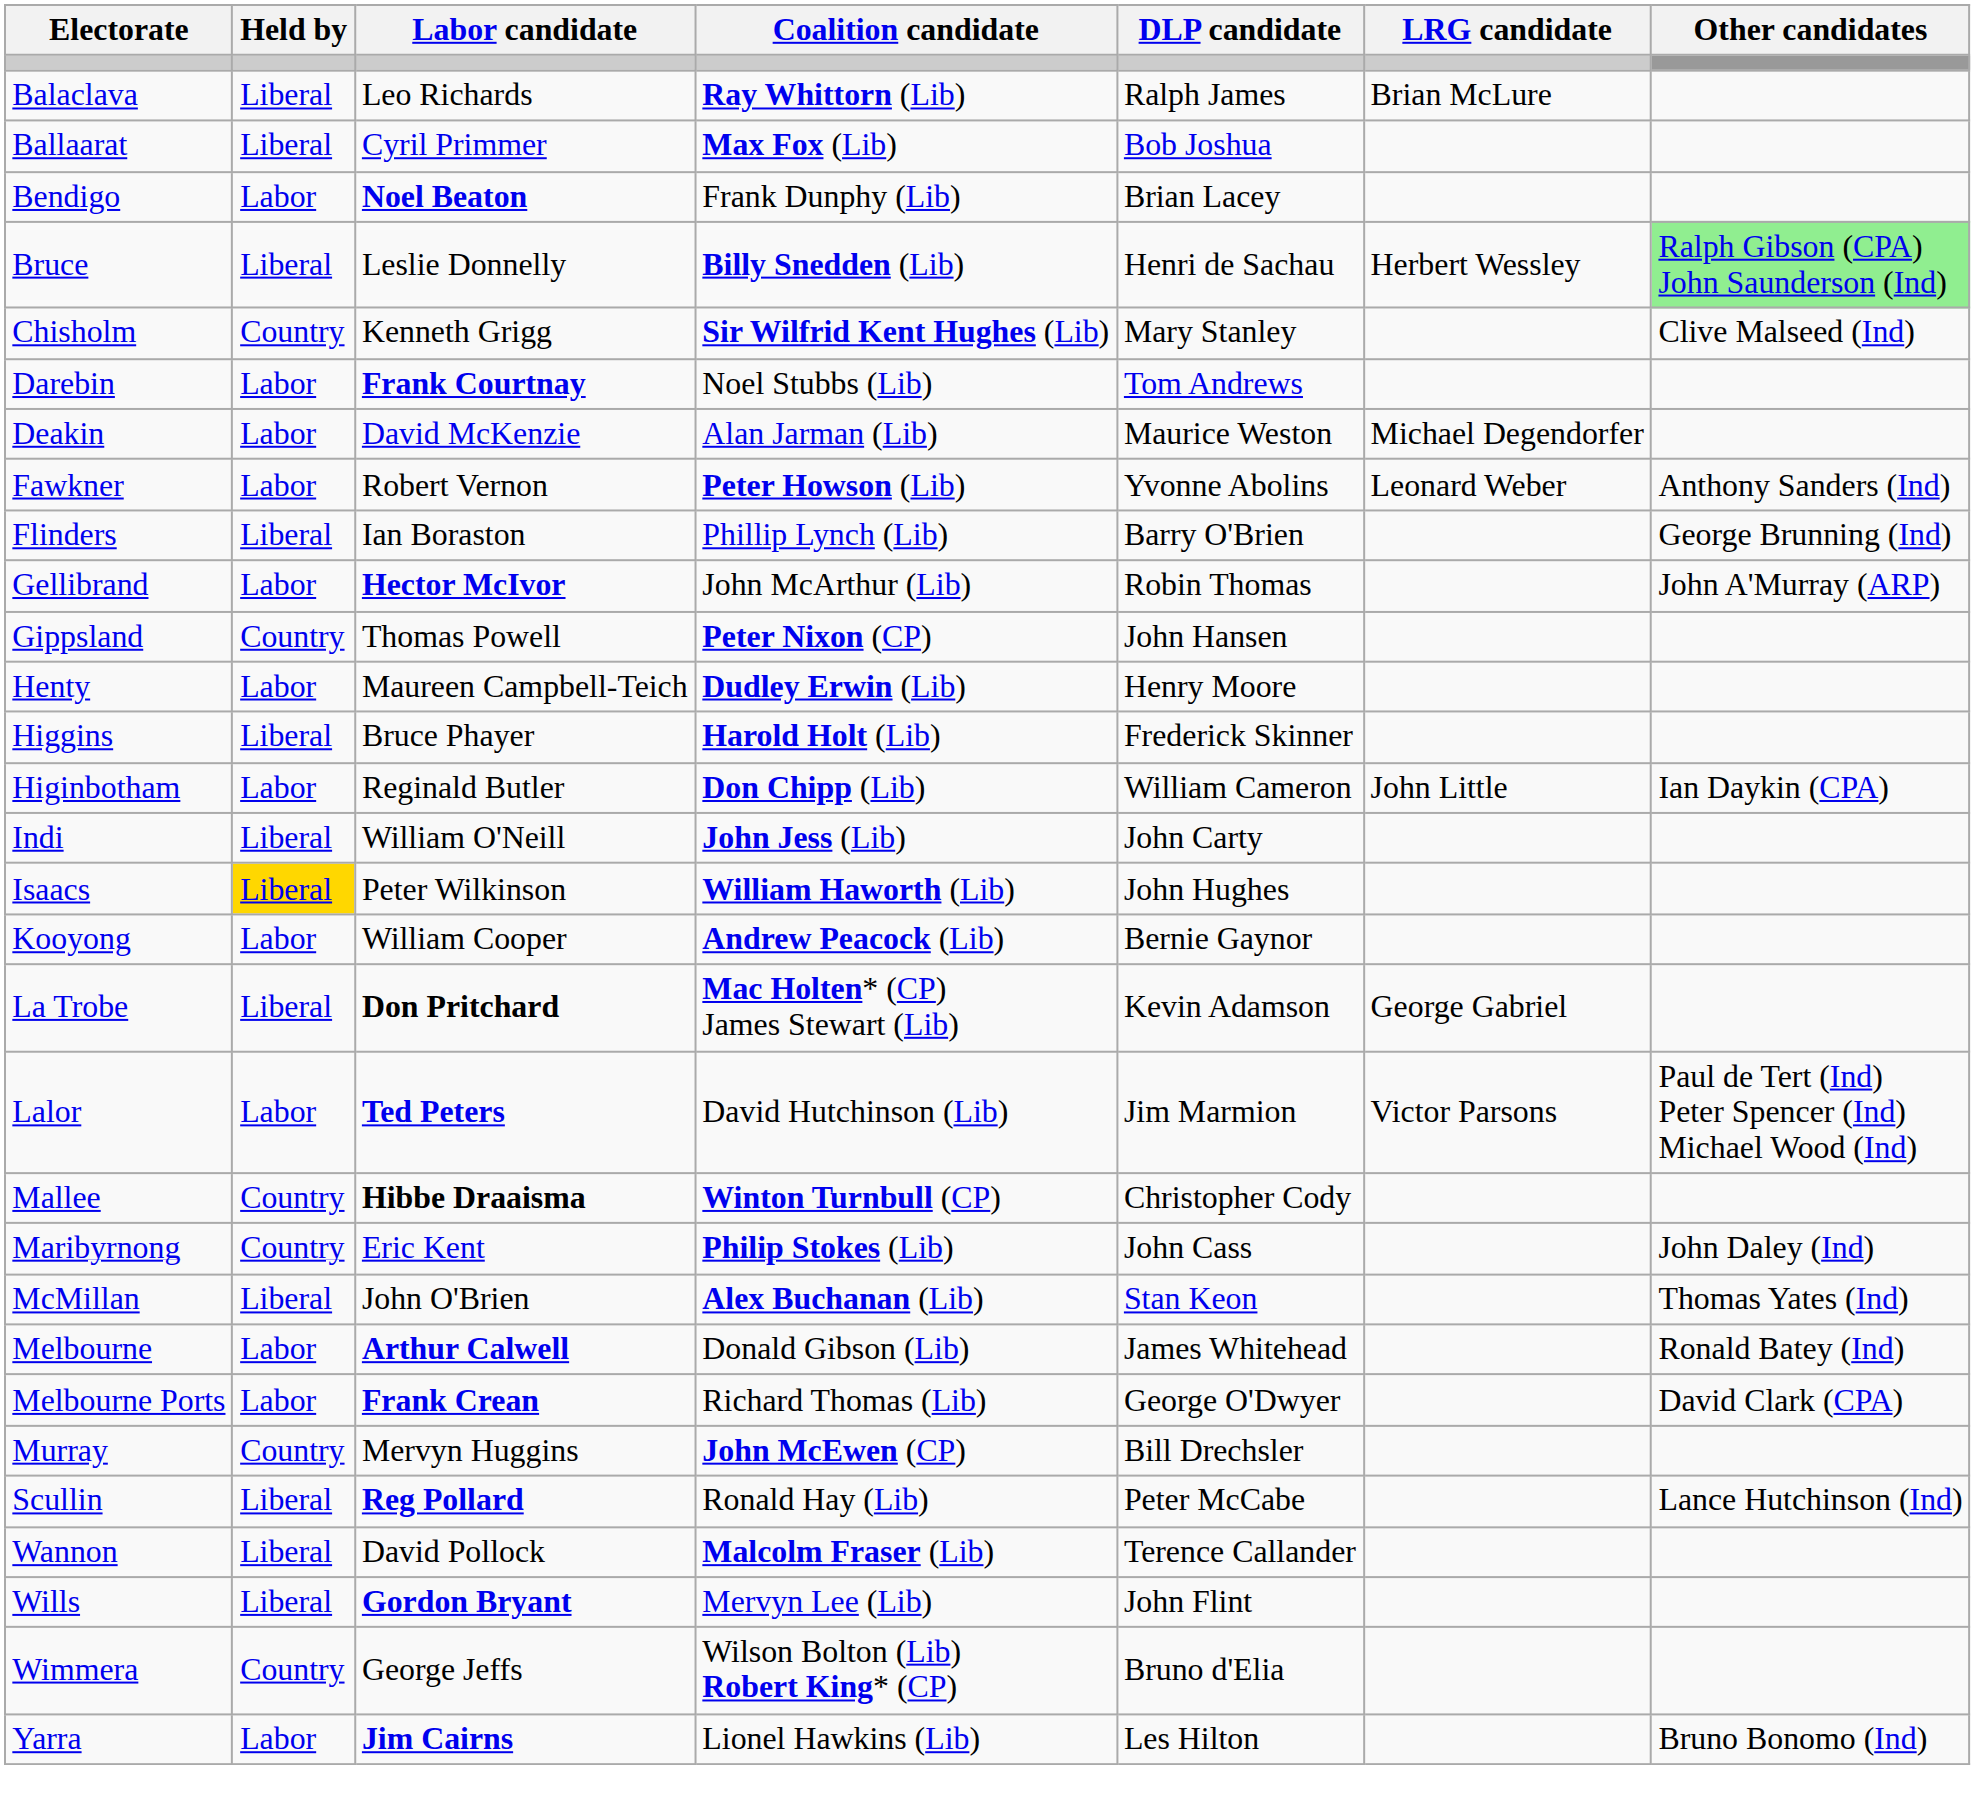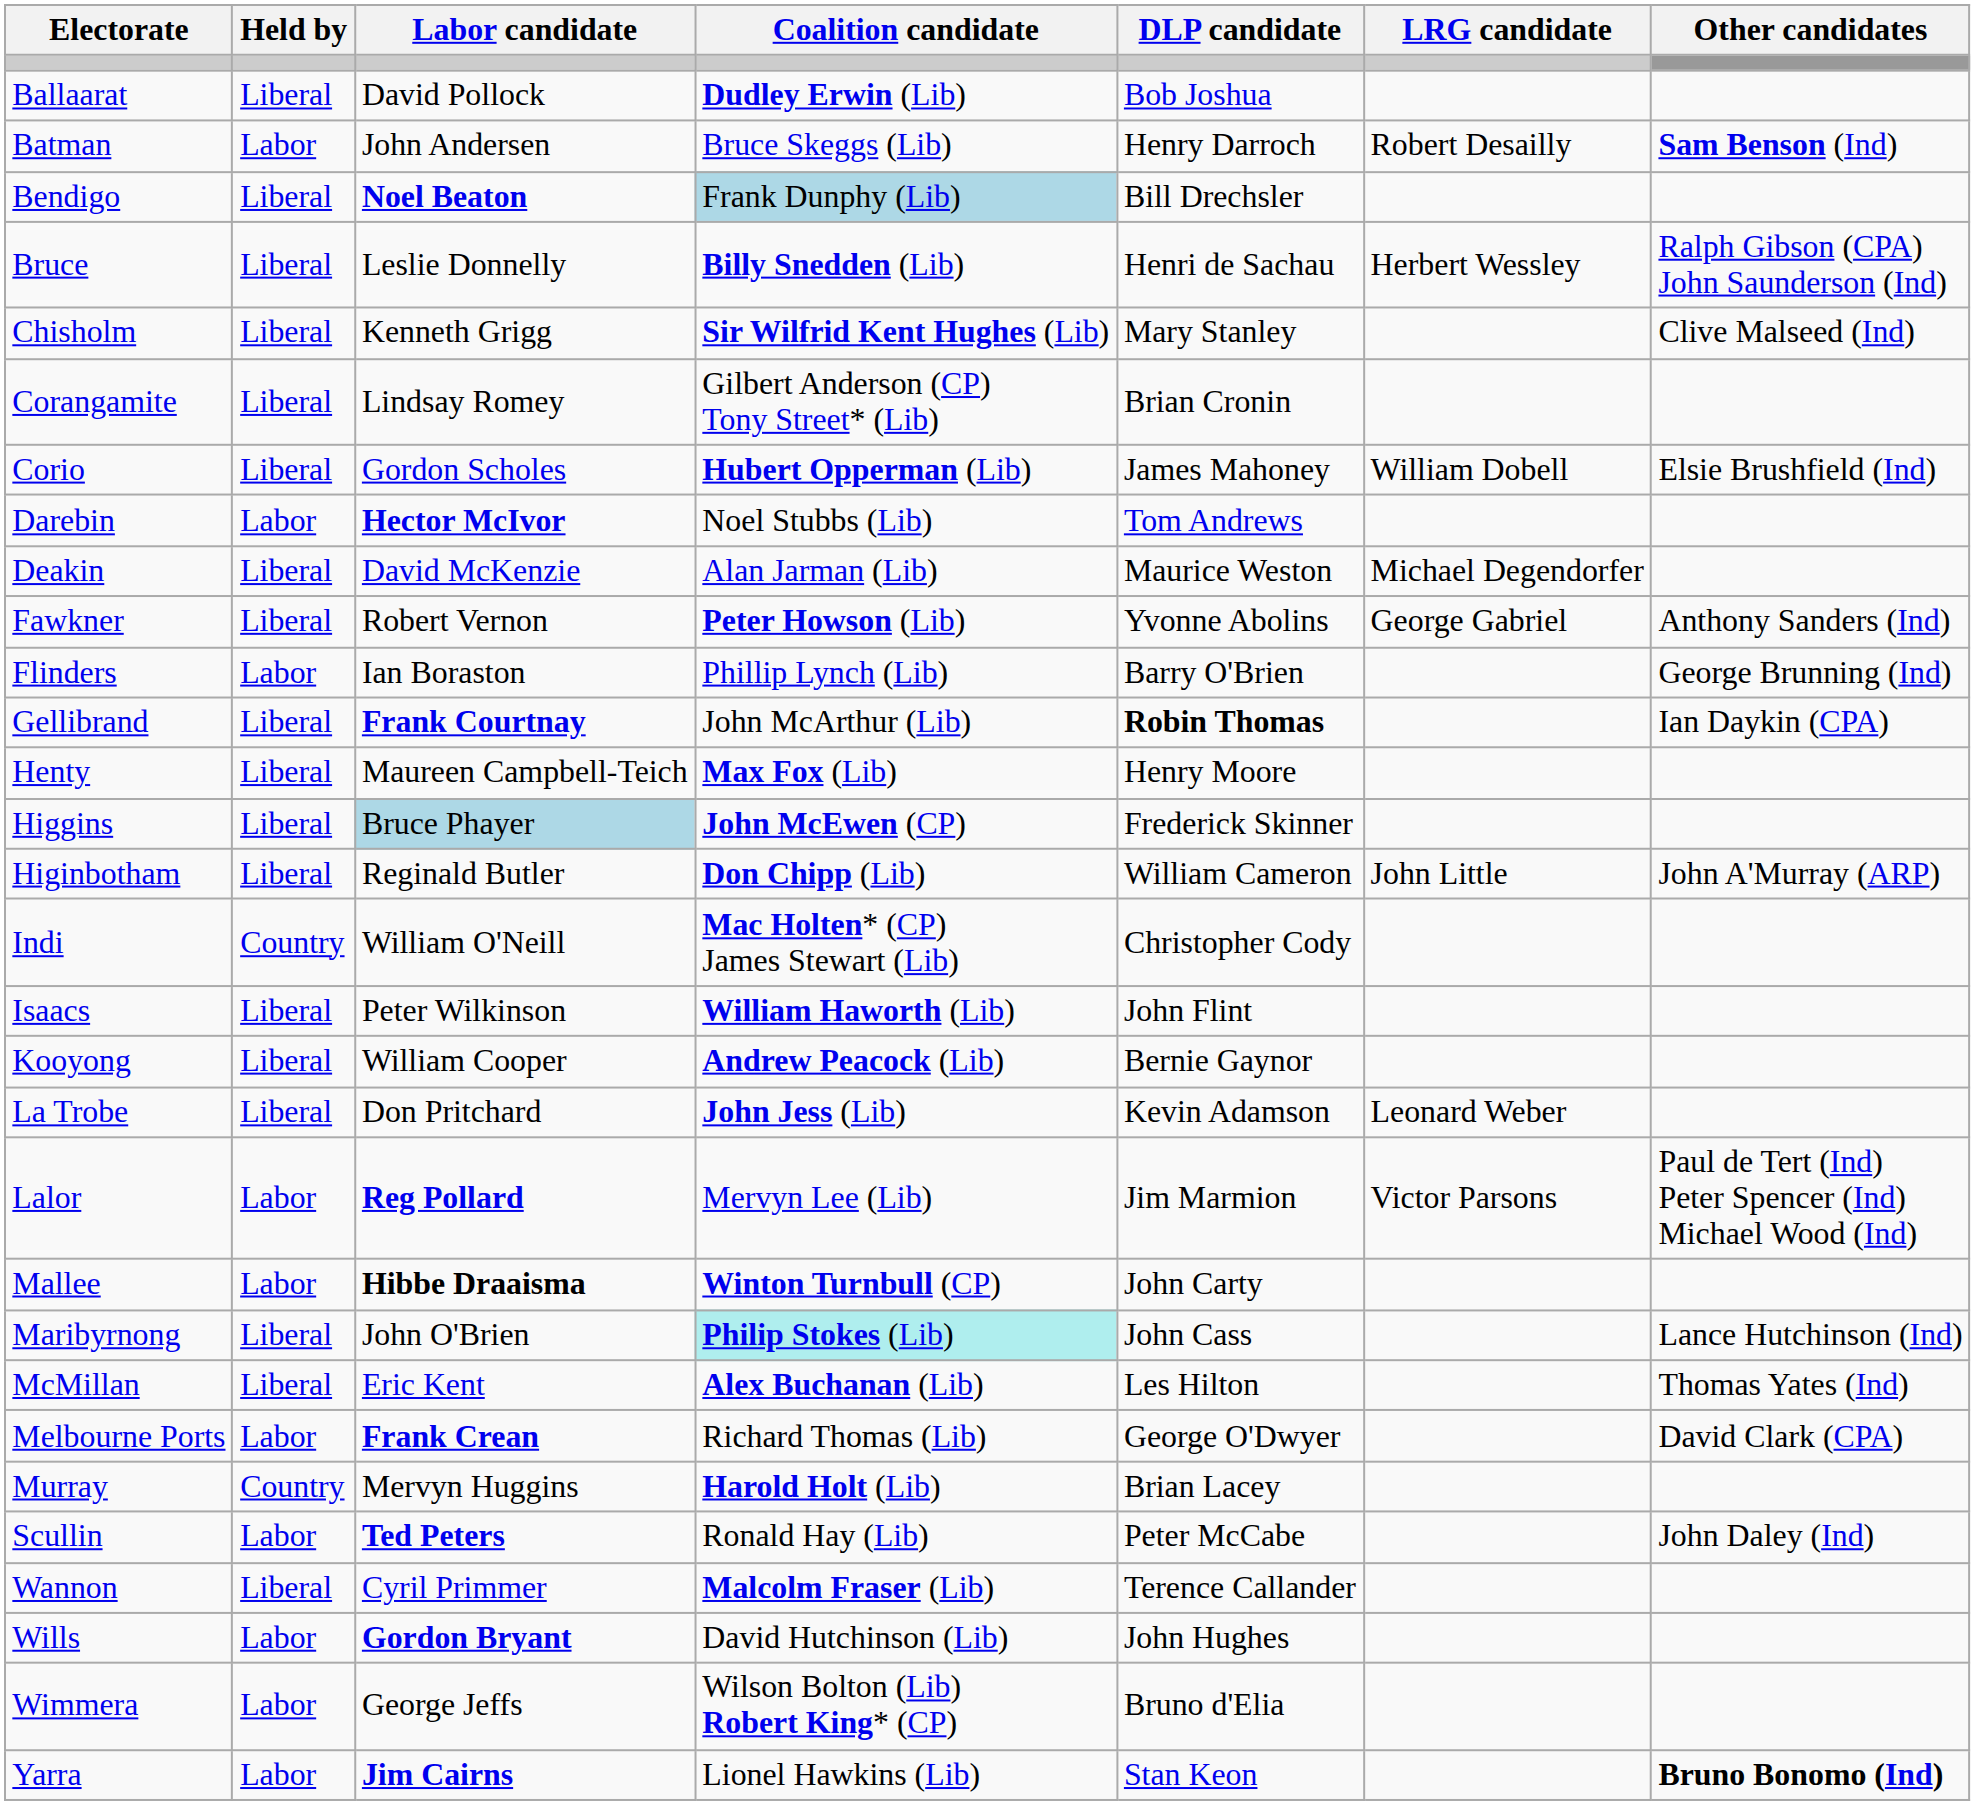- row: (75, 94)
(454, 145) Cyril Primmer -> (453, 94) David Pollock
(800, 145) Max Fox (Lib) -> (834, 94) Dudley Erwin (Lib)
+ row: (62, 145)
(278, 195) Labor -> (286, 195) Liberal
(831, 195) no background -> (831, 195) lightblue background
(1202, 195) Brian Lacey -> (1214, 195) Bill Drechsler
(1803, 264) lightgreen background -> (1803, 264) no background
(292, 332) Country -> (286, 332) Liberal
+ row: (95, 401)
+ row: (49, 469)
(474, 383) Frank Courtnay -> (464, 520) Hector McIvor
(278, 433) Labor -> (286, 570) Liberal
(278, 484) Labor -> (286, 621) Liberal
(1468, 484) Leonard Weber -> (1469, 621) George Gabriel
(286, 534) Liberal -> (278, 671) Labor
(278, 585) Labor -> (286, 722) Liberal
(464, 585) Hector McIvor -> (474, 722) Frank Courtnay
(1218, 585) normal -> (1224, 722) bold
(1799, 585) John A'Murray (ARP) -> (1774, 722) Ian Daykin (CPA)
- row: (78, 635)
(278, 686) Labor -> (286, 772) Liberal
(834, 686) Dudley Erwin (Lib) -> (800, 772) Max Fox (Lib)
(448, 736) no background -> (448, 823) lightblue background
(821, 736) Harold Holt (Lib) -> (834, 823) John McEwen (CP)
(278, 787) Labor -> (286, 873) Liberal
(1774, 787) Ian Daykin (CPA) -> (1799, 873) John A'Murray (ARP)
(286, 837) Liberal -> (292, 941) Country
(804, 837) John Jess (Lib) -> (831, 941) Mac Holten* (CP) James Stewart (Lib)
(1193, 837) John Carty -> (1238, 941) Christopher Cody
(286, 888) gold background -> (286, 1010) no background
(1207, 888) John Hughes -> (1188, 1010) John Flint
(278, 938) Labor -> (286, 1060) Liberal
(461, 1007) bold -> (452, 1111) normal
(831, 1007) Mac Holten* (CP) James Stewart (Lib) -> (804, 1111) John Jess (Lib)
(1469, 1007) George Gabriel -> (1468, 1111) Leonard Weber
(433, 1111) Ted Peters -> (443, 1197) Reg Pollard
(855, 1111) David Hutchinson (Lib) -> (817, 1197) Mervyn Lee (Lib)
(292, 1197) Country -> (278, 1283) Labor
(1238, 1197) Christopher Cody -> (1193, 1283) John Carty
(292, 1248) Country -> (286, 1334) Liberal
(423, 1248) Eric Kent -> (446, 1334) John O'Brien
(828, 1248) no background -> (828, 1334) paleturquoise background
(1766, 1248) John Daley (Ind) -> (1811, 1334) Lance Hutchinson (Ind)
(446, 1298) John O'Brien -> (423, 1384) Eric Kent
(1191, 1298) Stan Keon -> (1192, 1384) Les Hilton
- row: (82, 1349)
(834, 1450) John McEwen (CP) -> (821, 1485) Harold Holt (Lib)
(1214, 1450) Bill Drechsler -> (1202, 1485) Brian Lacey
(286, 1500) Liberal -> (278, 1536) Labor
(443, 1500) Reg Pollard -> (433, 1536) Ted Peters
(1811, 1500) Lance Hutchinson (Ind) -> (1766, 1536) John Daley (Ind)
(453, 1551) David Pollock -> (454, 1586) Cyril Primmer
(286, 1601) Liberal -> (278, 1637) Labor
(817, 1601) Mervyn Lee (Lib) -> (855, 1637) David Hutchinson (Lib)
(1188, 1601) John Flint -> (1207, 1637) John Hughes
(292, 1670) Country -> (278, 1705) Labor
(1192, 1738) Les Hilton -> (1191, 1774) Stan Keon
(1793, 1738) normal -> (1801, 1774) bold
